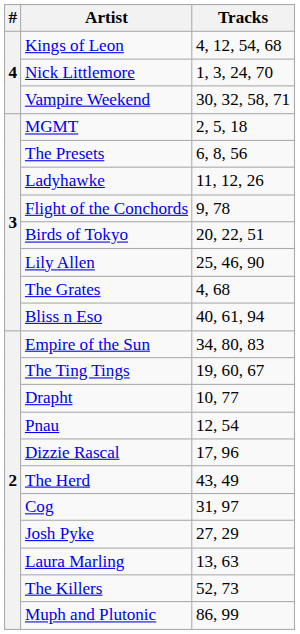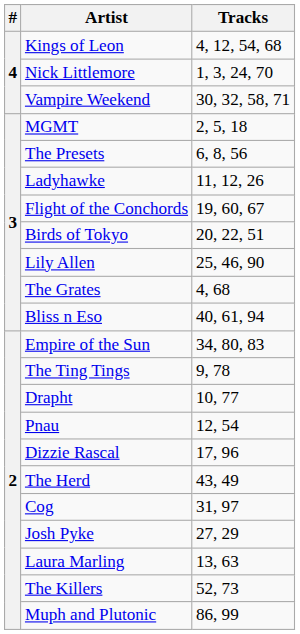(213, 208) 9, 78 -> (230, 208) 19, 60, 67
(230, 371) 19, 60, 67 -> (213, 371) 9, 78
